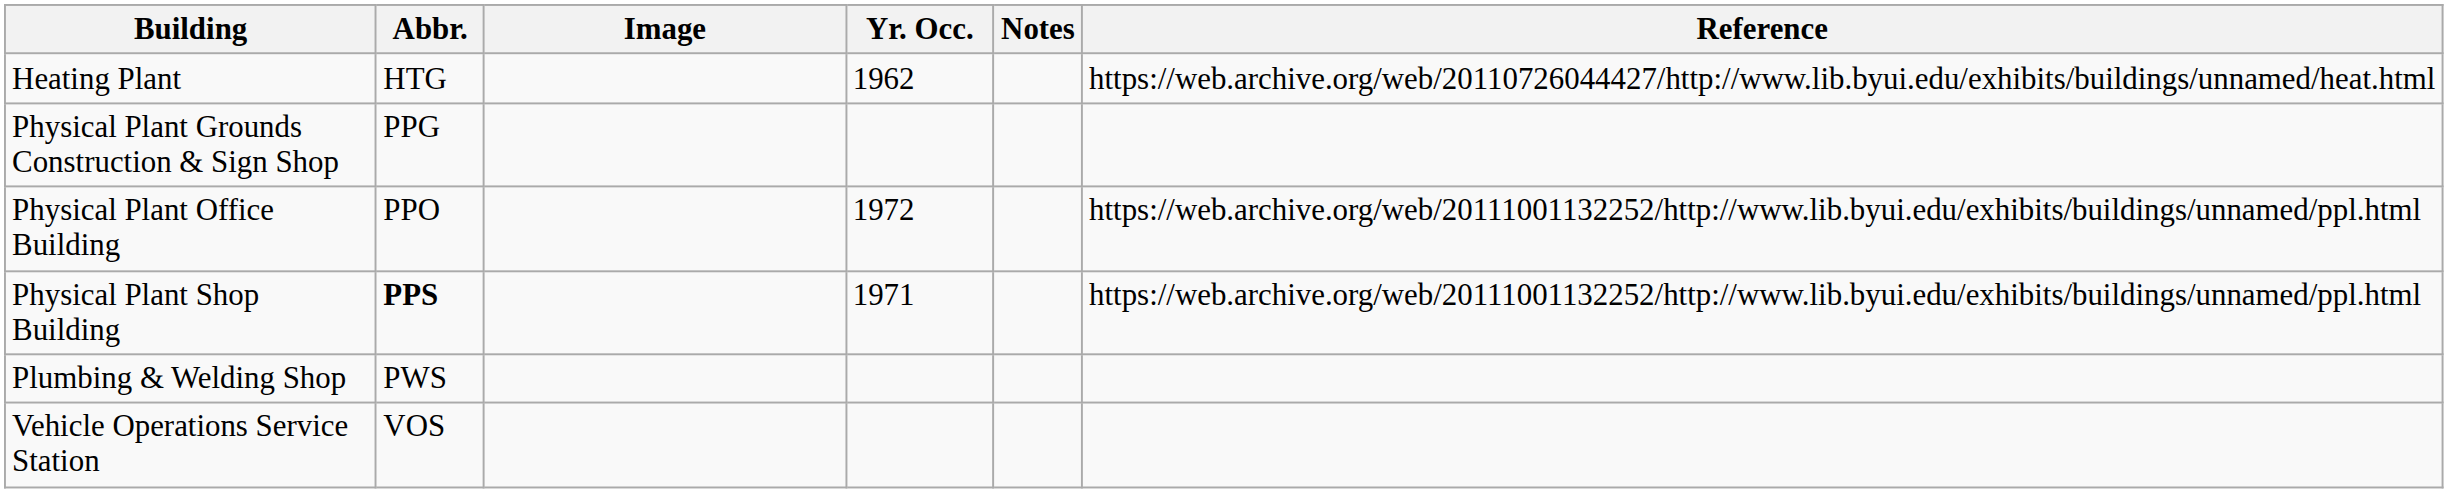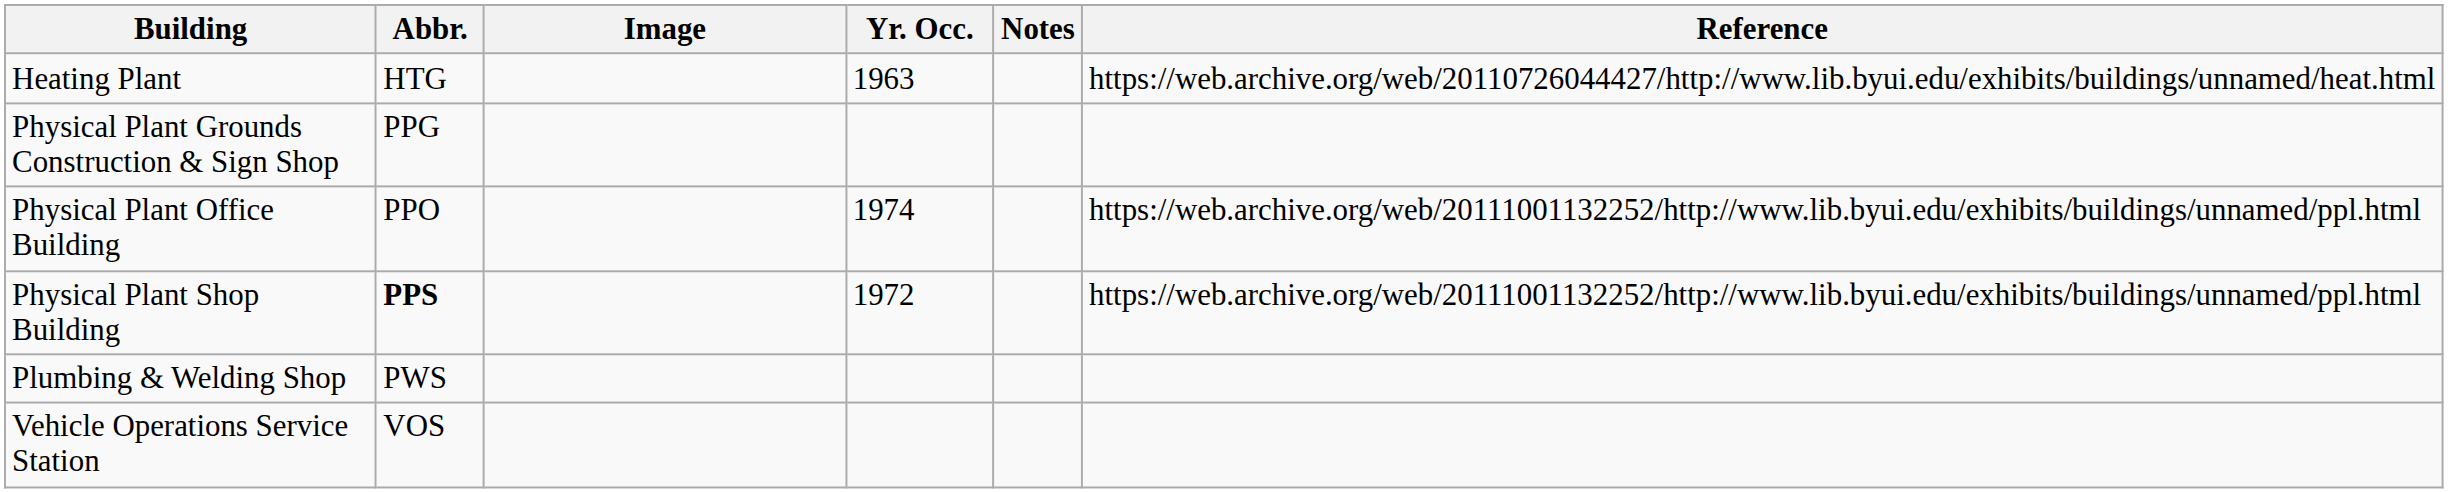(884, 77) 1962 -> (884, 77) 1963
(884, 210) 1972 -> (884, 210) 1974
(884, 294) 1971 -> (884, 294) 1972
